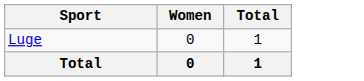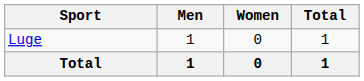+ column: (190, 16)
